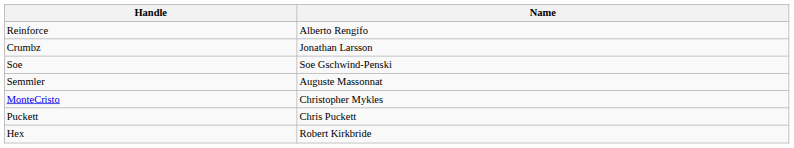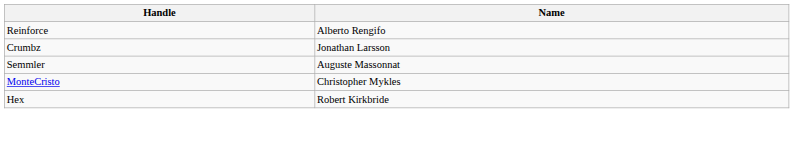- row: (15, 65)
- row: (23, 117)
